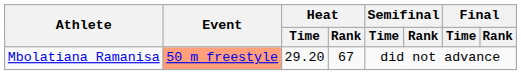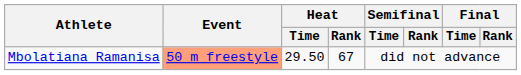(305, 58) 29.20 -> (305, 58) 29.50
